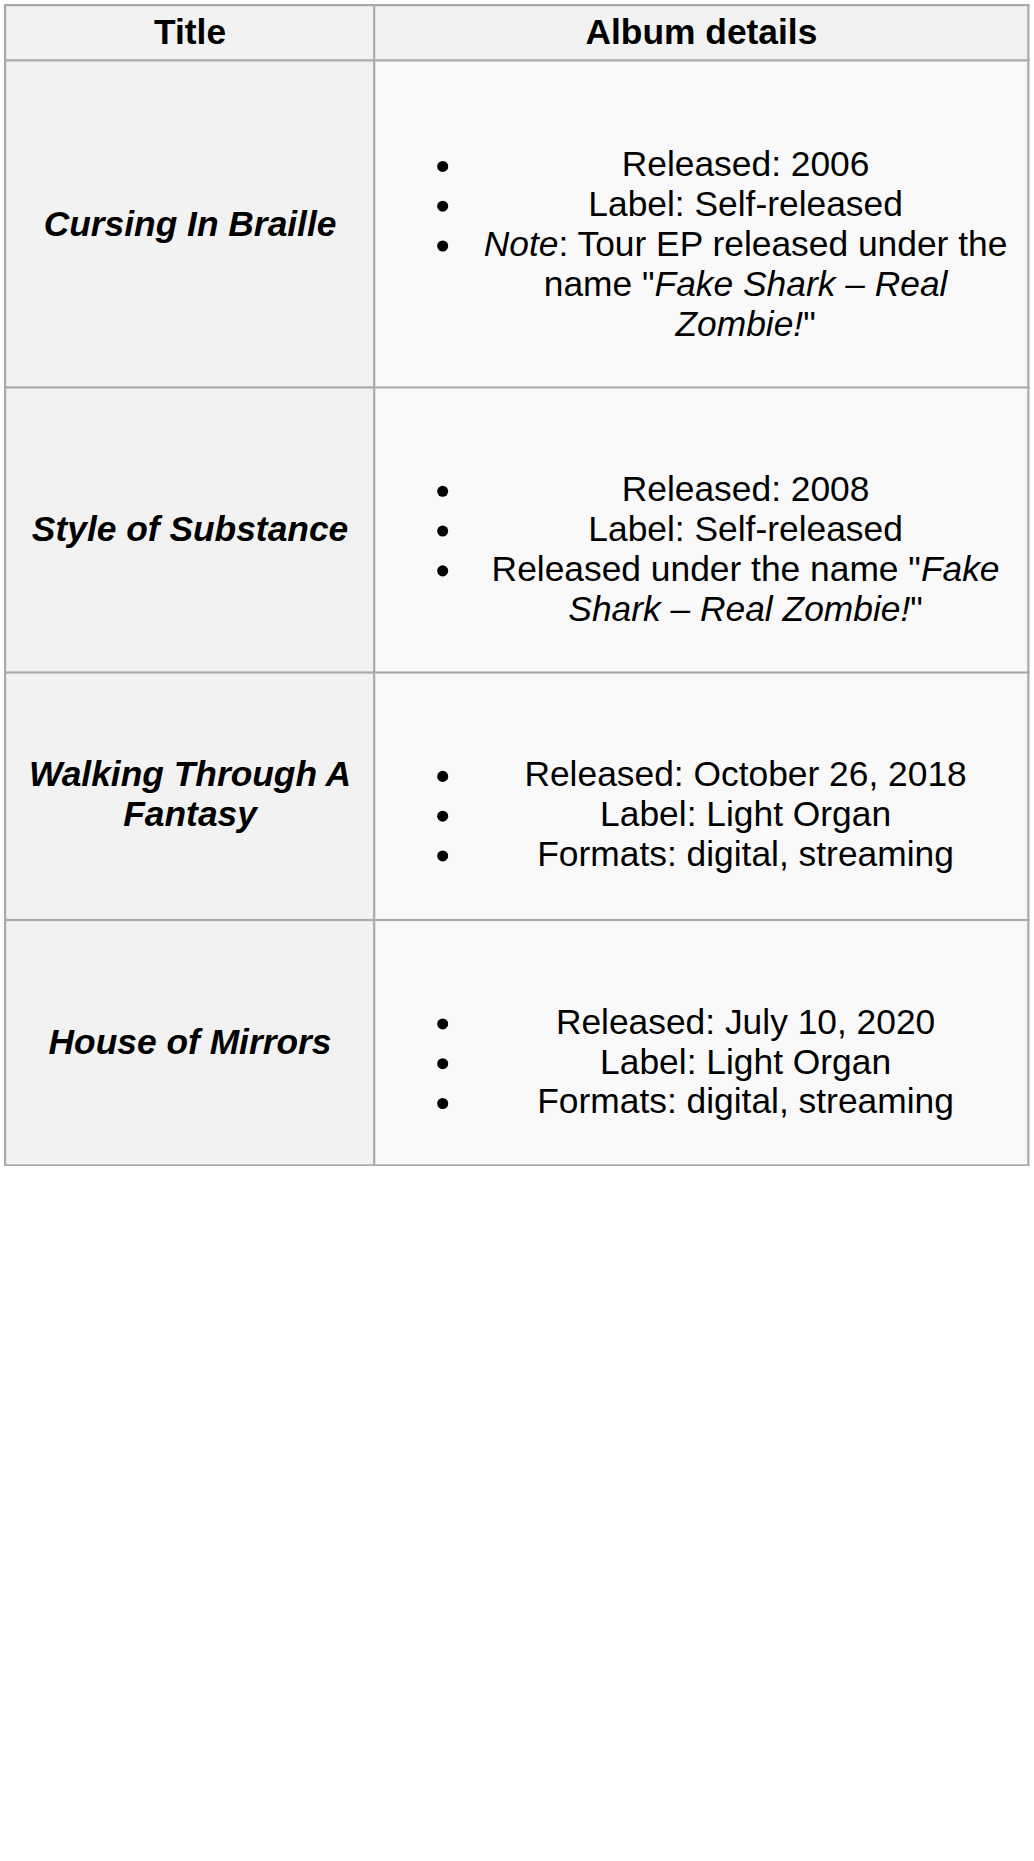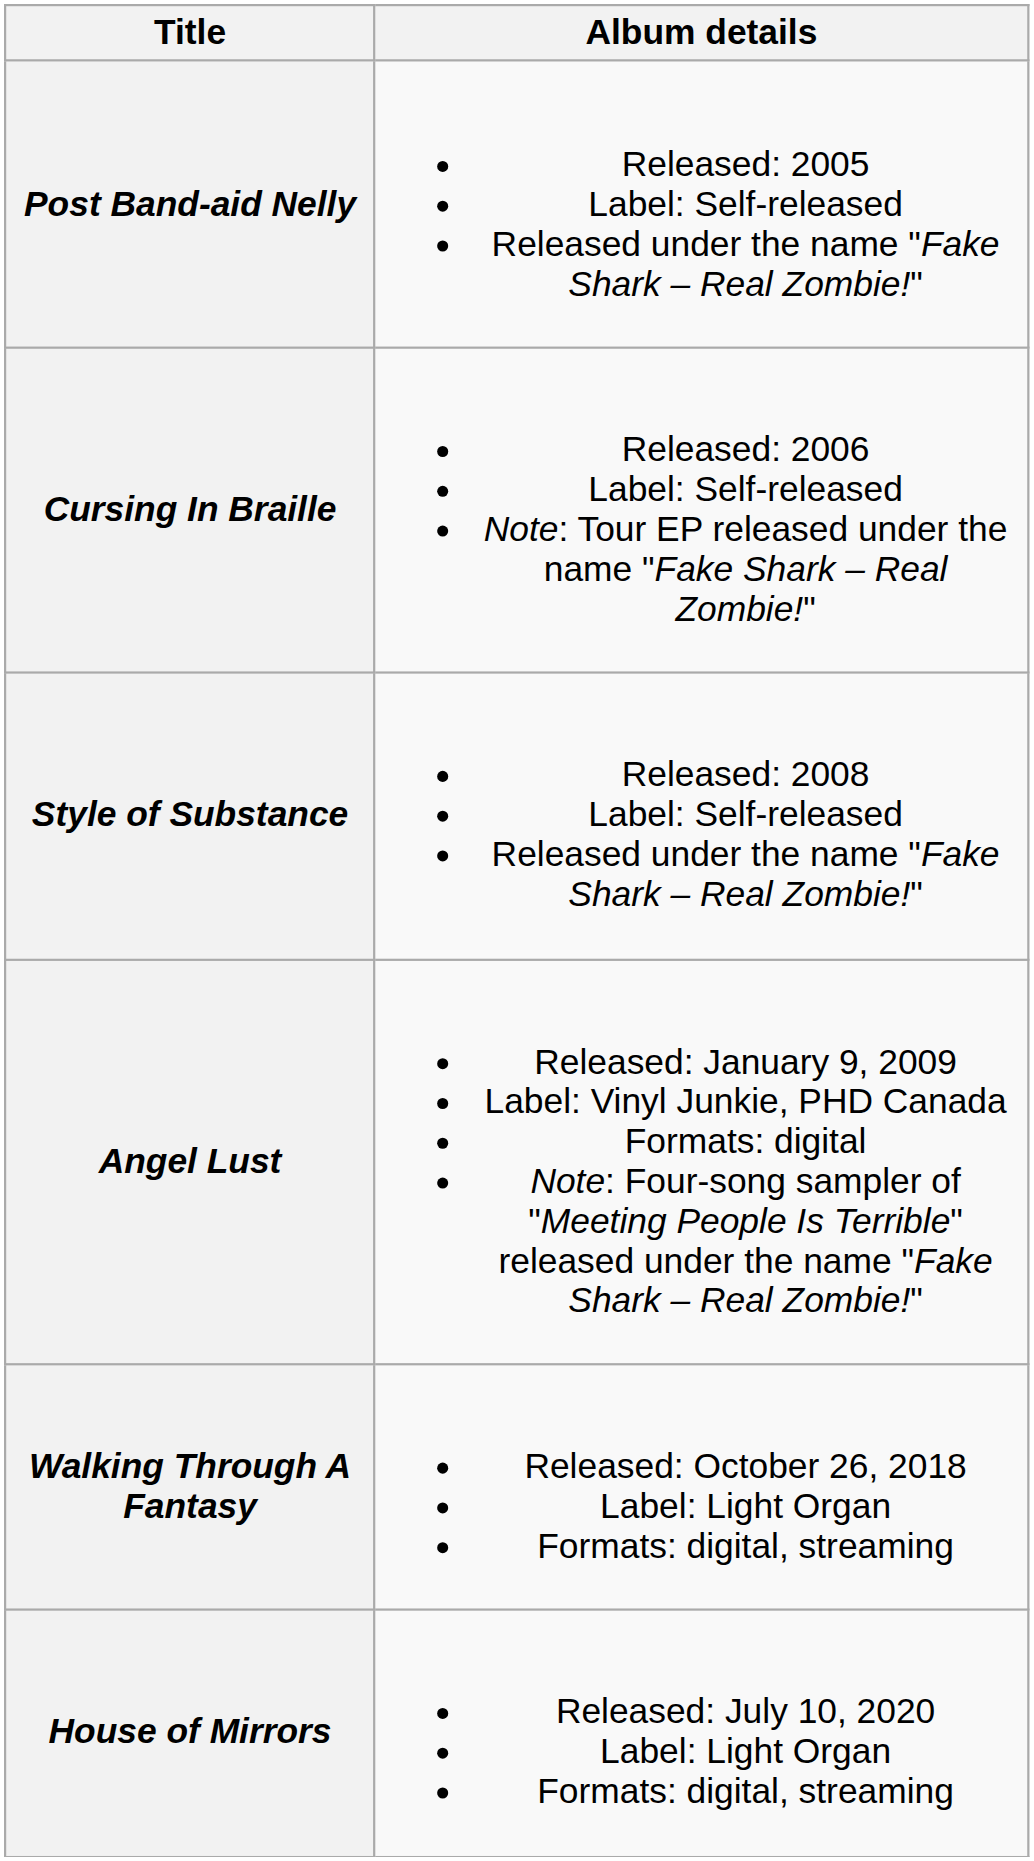+ row: (190, 203)
+ row: (190, 1160)
